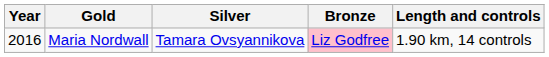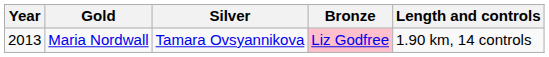(25, 40) 2016 -> (25, 40) 2013
